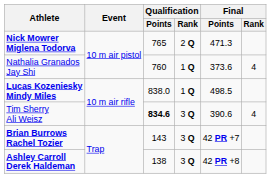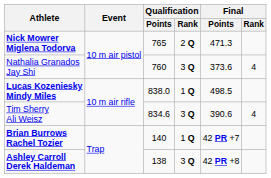(188, 67) 1 Q -> (188, 67) 3 Q
(159, 114) bold -> (159, 114) normal
(159, 138) 143 -> (159, 138) 140
(188, 138) 3 Q -> (188, 138) 1 Q
